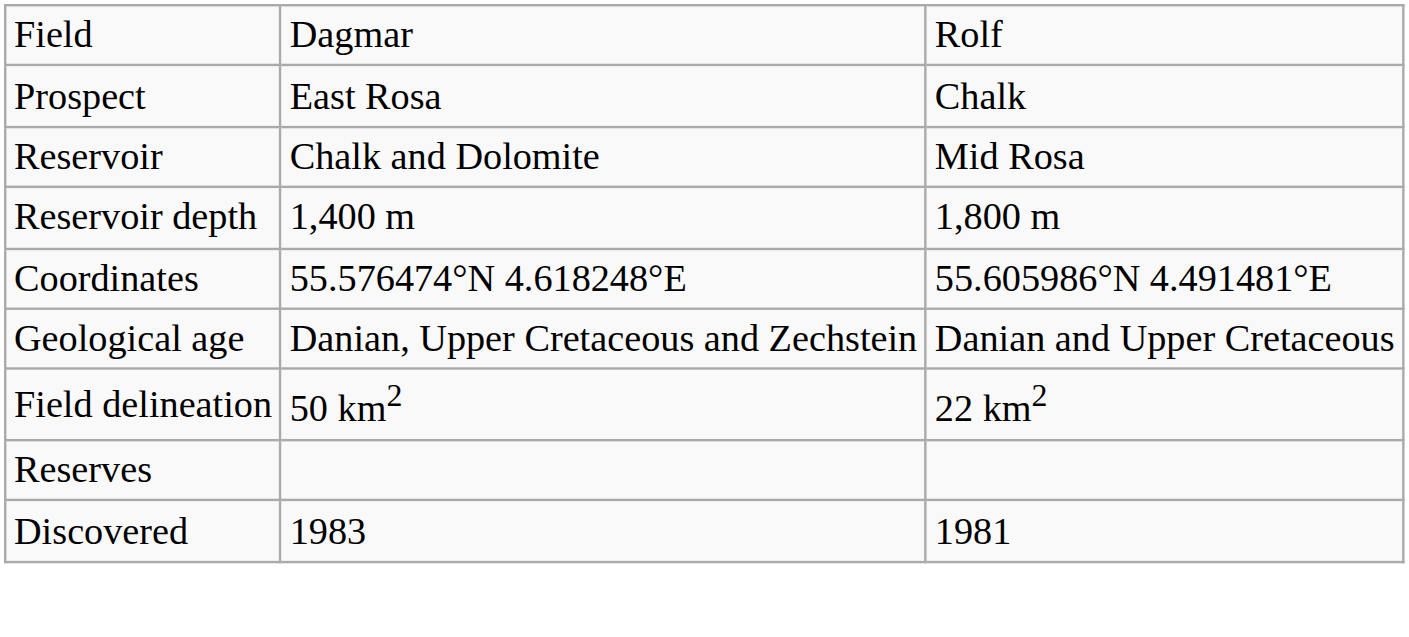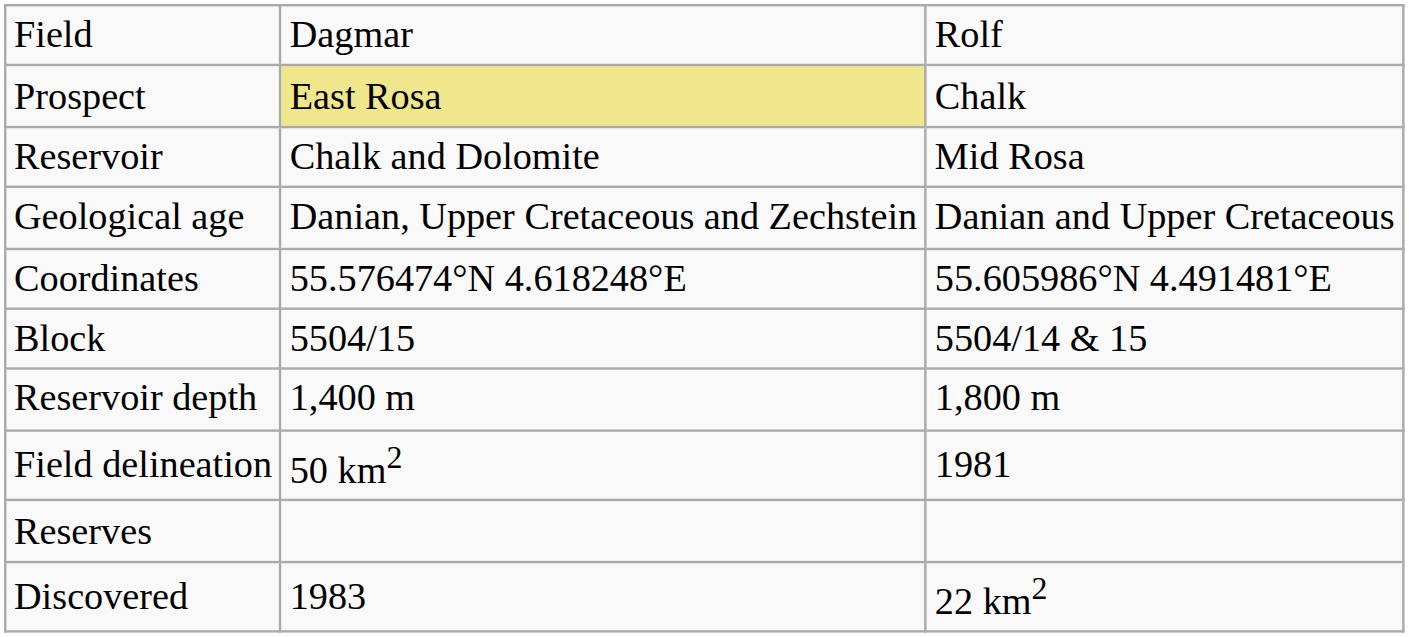(366, 95) no background -> (366, 95) khaki background
rows swapped: (129, 338) <-> (136, 216)
+ row: (60, 338)
(991, 403) 22 km2 -> (973, 464) 1981
(973, 530) 1981 -> (991, 596) 22 km2
